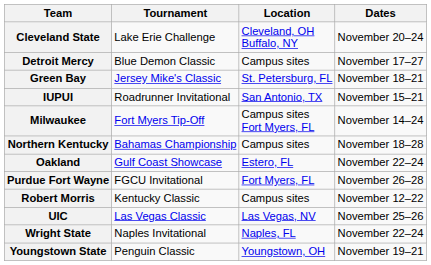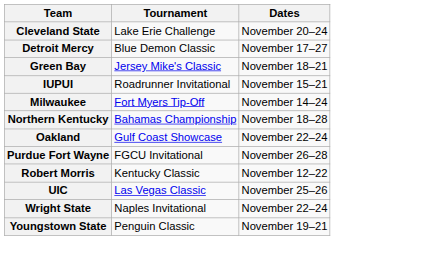- column: (287, 13)
